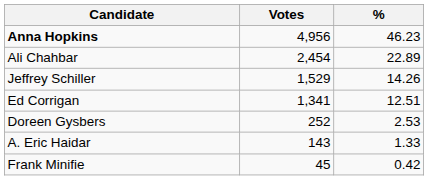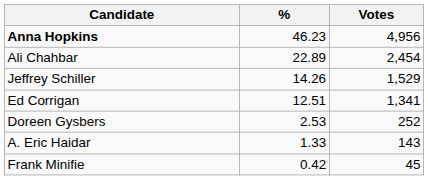columns swapped: (286, 15) <-> (379, 15)
